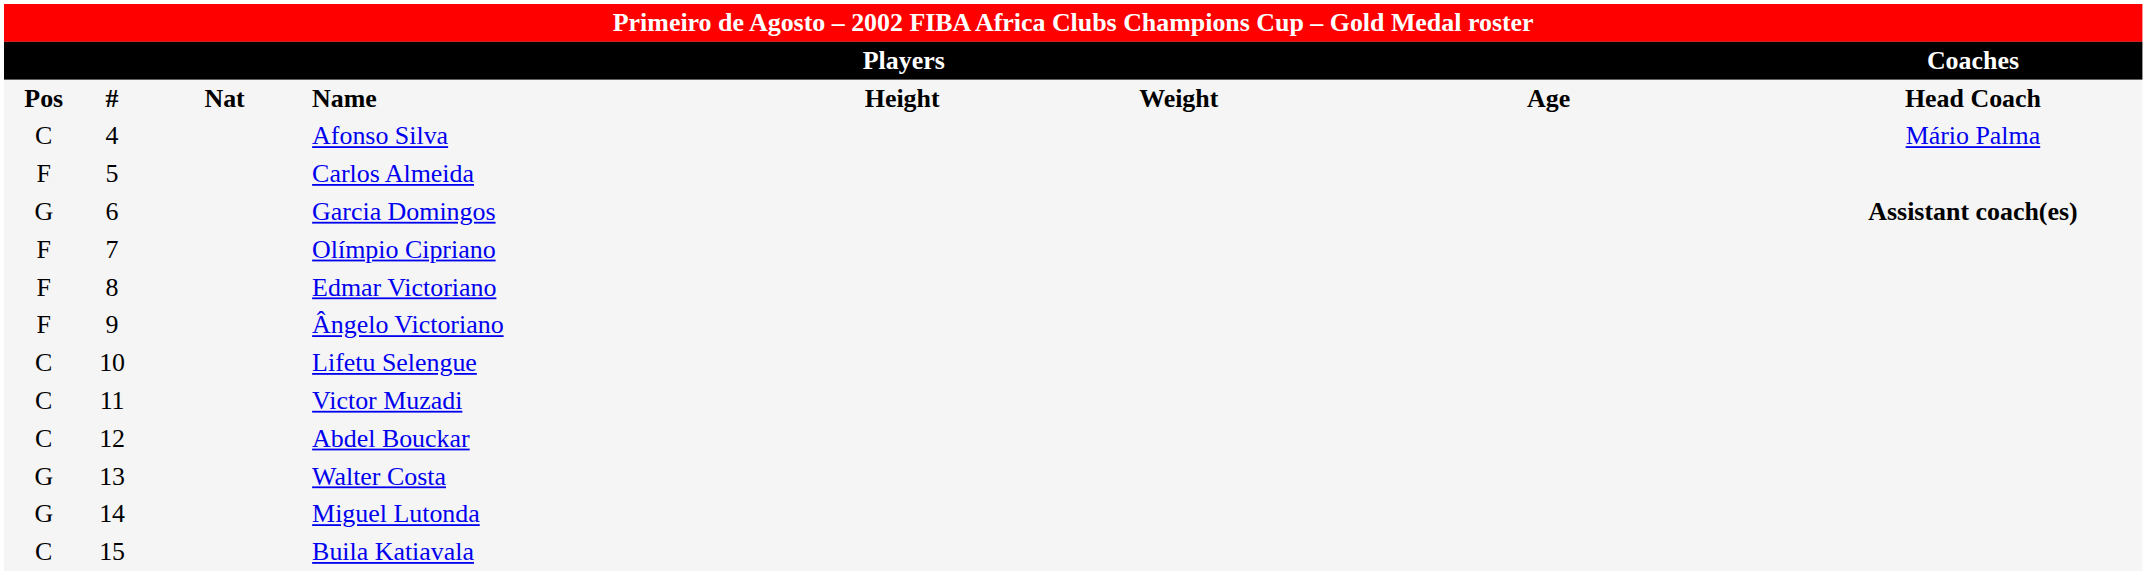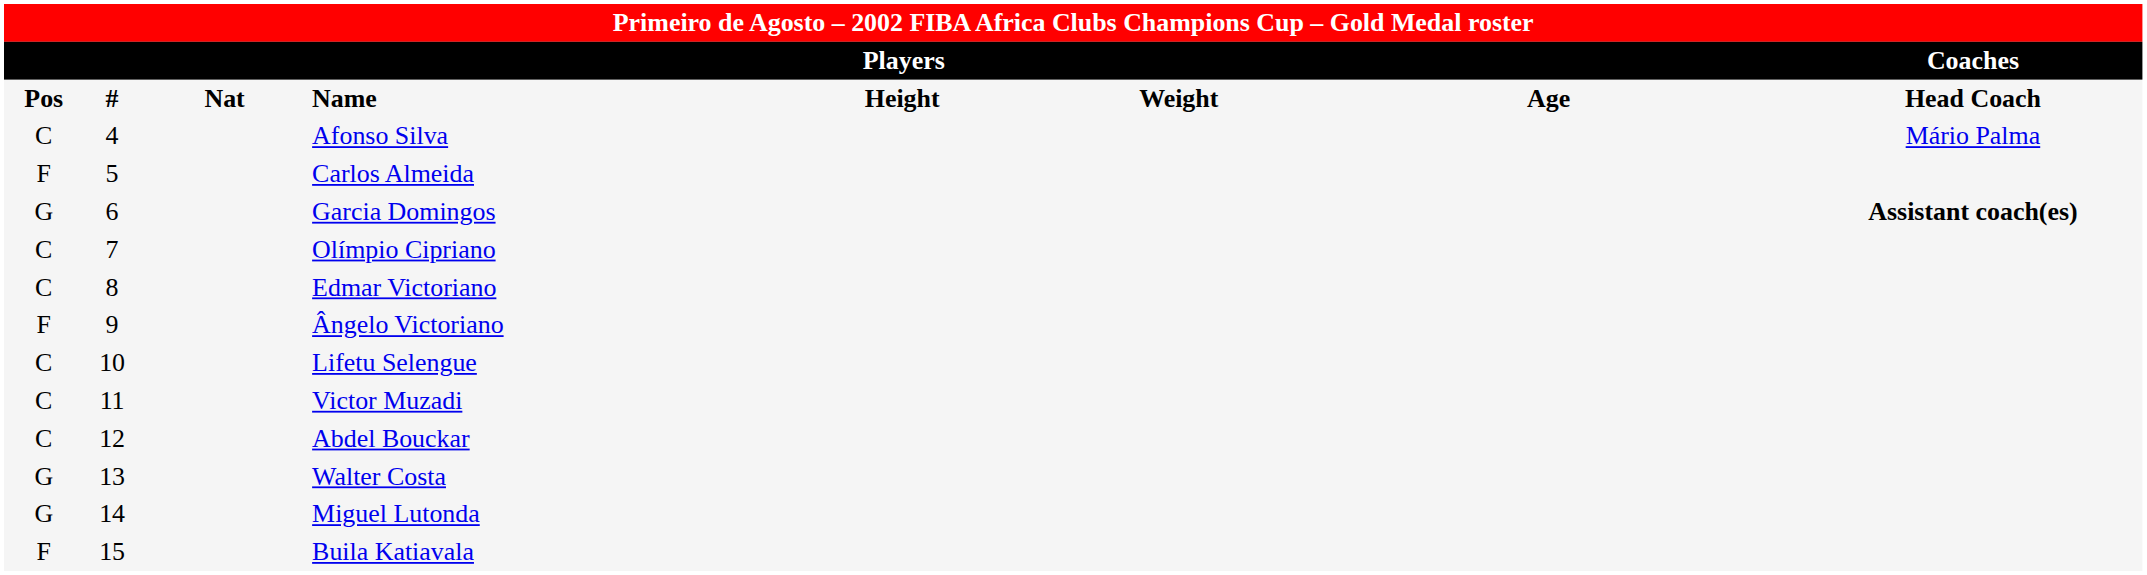(44, 249) F -> (44, 249) C
(44, 287) F -> (44, 287) C
(44, 551) C -> (44, 551) F
